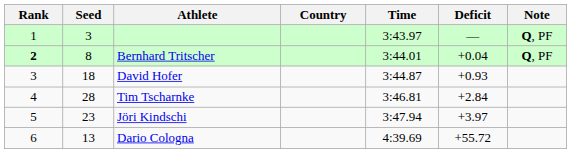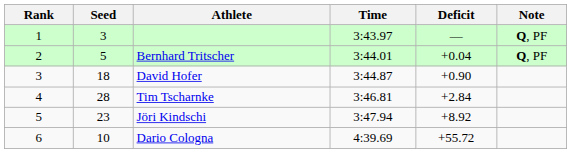- column: (323, 14)
(34, 55) bold -> (39, 55) normal
(88, 55) 8 -> (103, 55) 5
(473, 76) +0.93 -> (456, 76) +0.90
(473, 117) +3.97 -> (456, 117) +8.92
(88, 138) 13 -> (103, 138) 10
